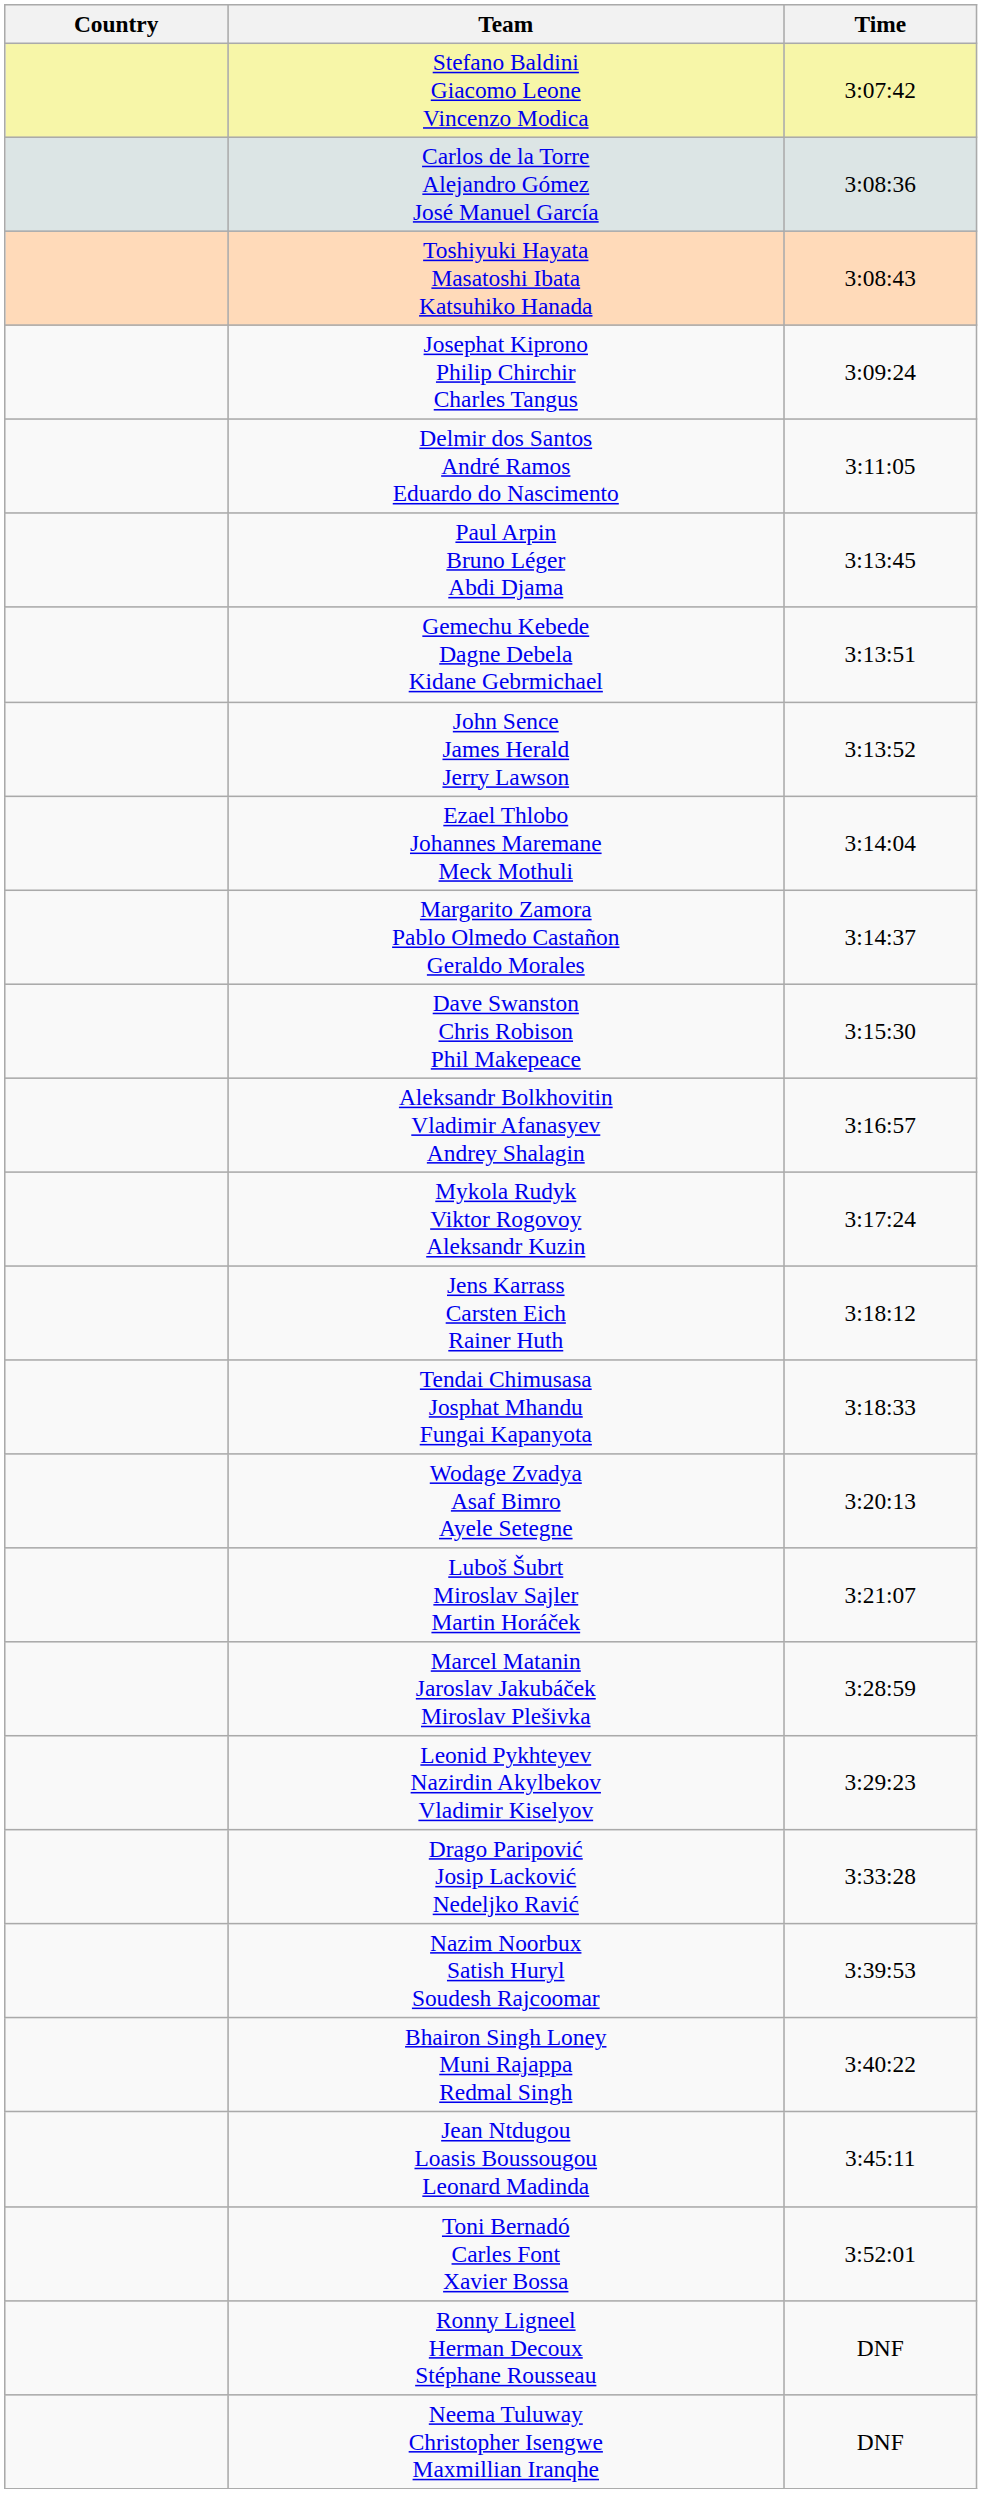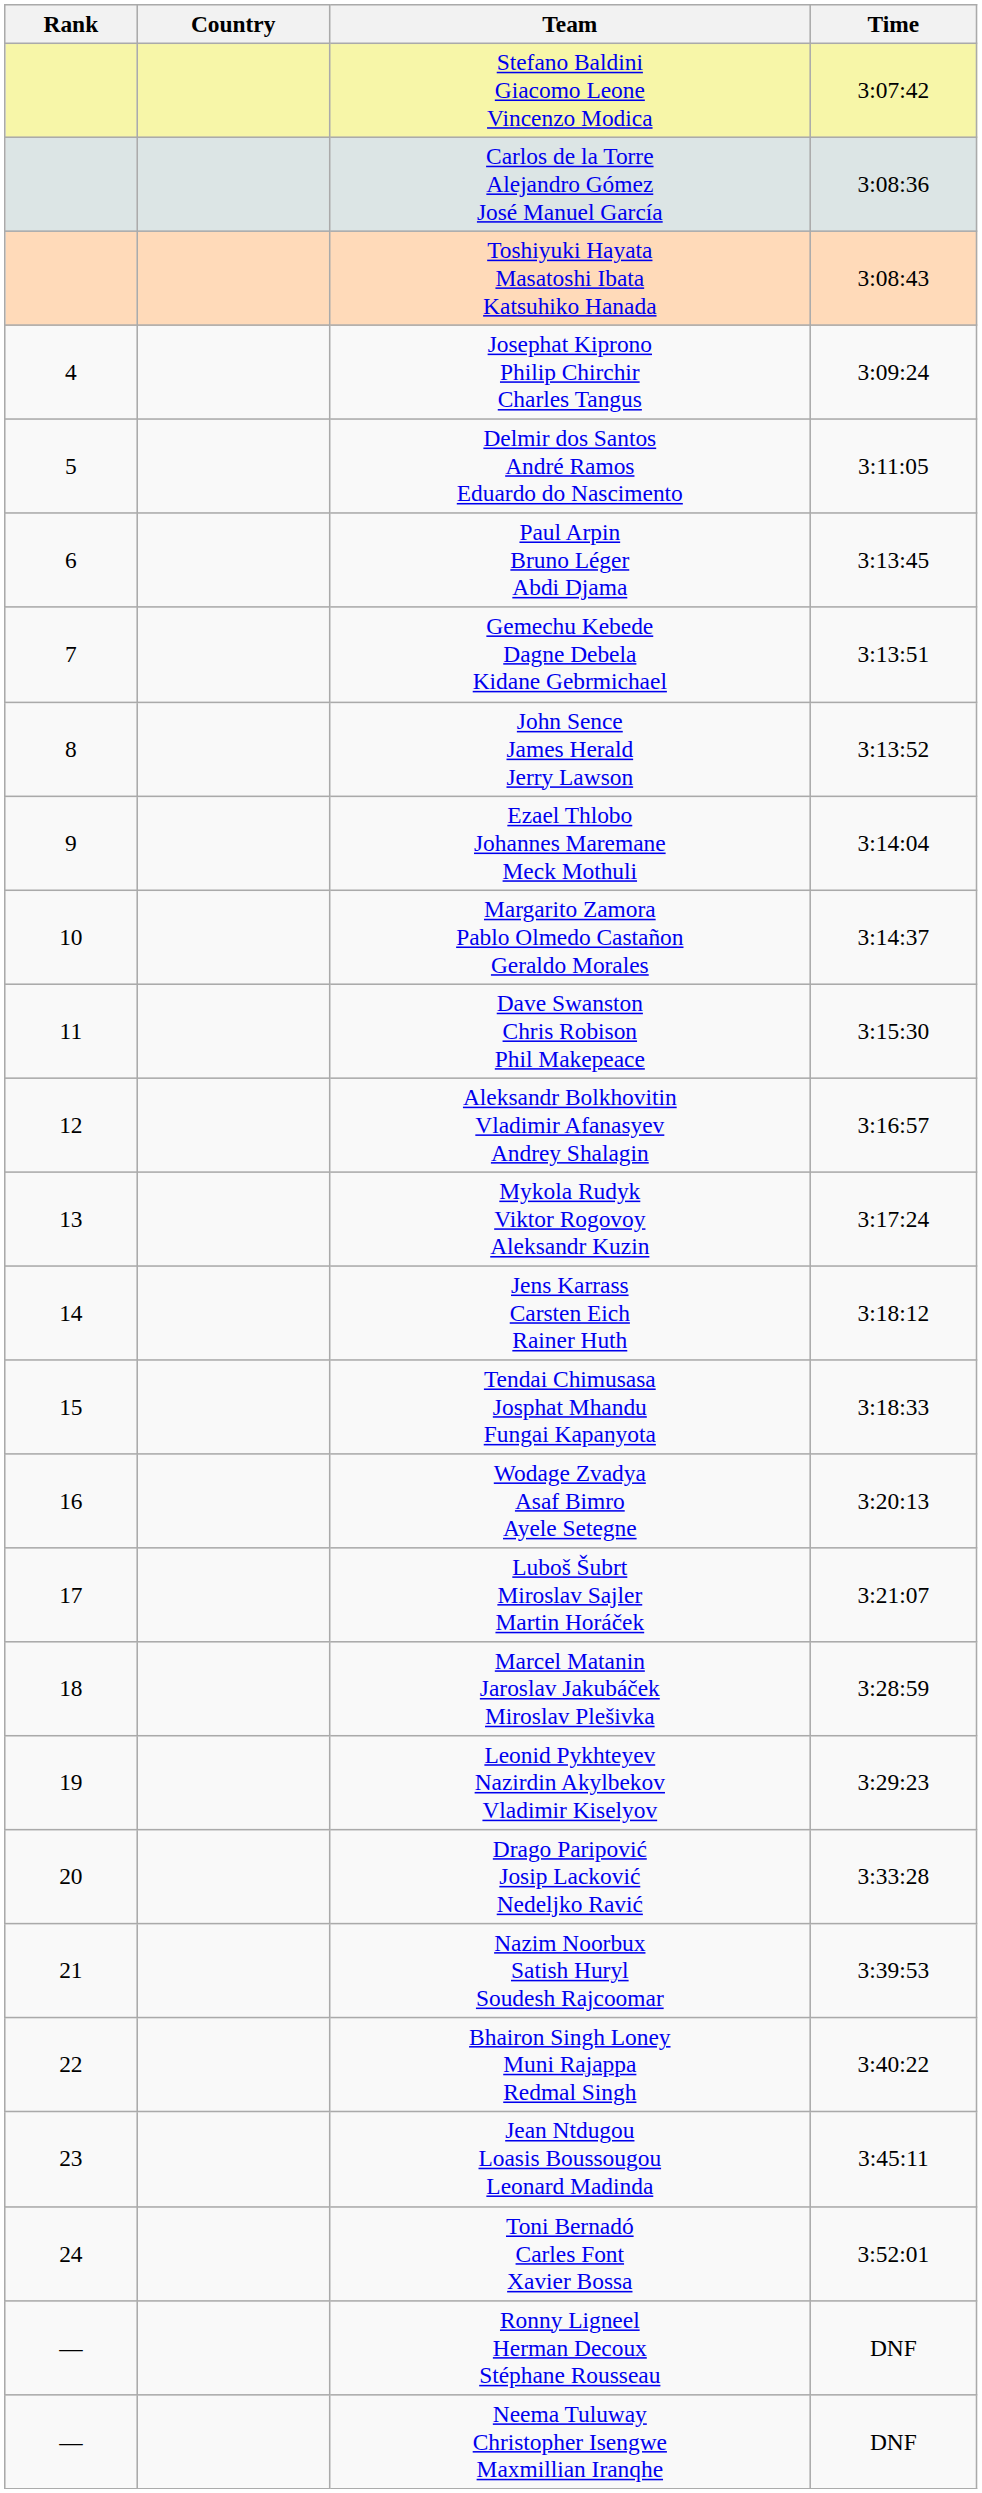+ column: (71, 23)
